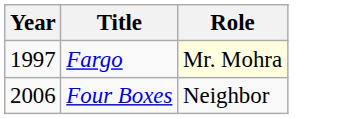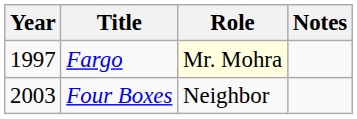+ column: (320, 22)
(33, 95) 2006 -> (33, 95) 2003
